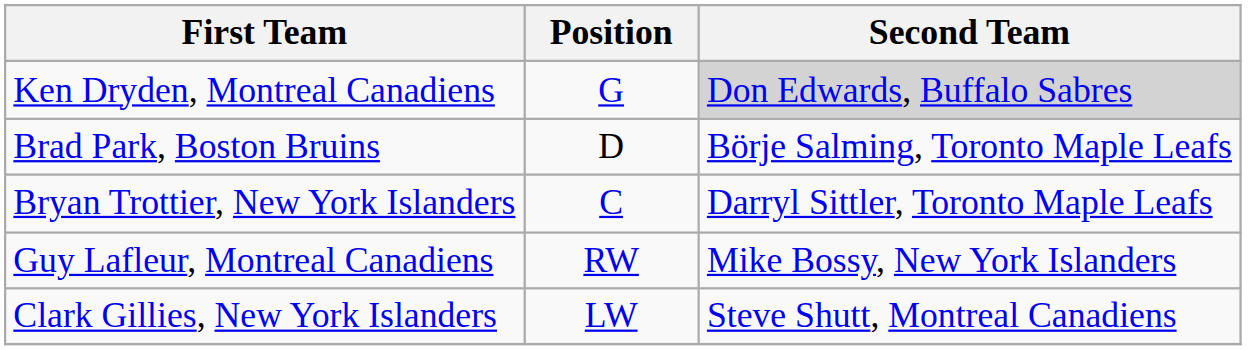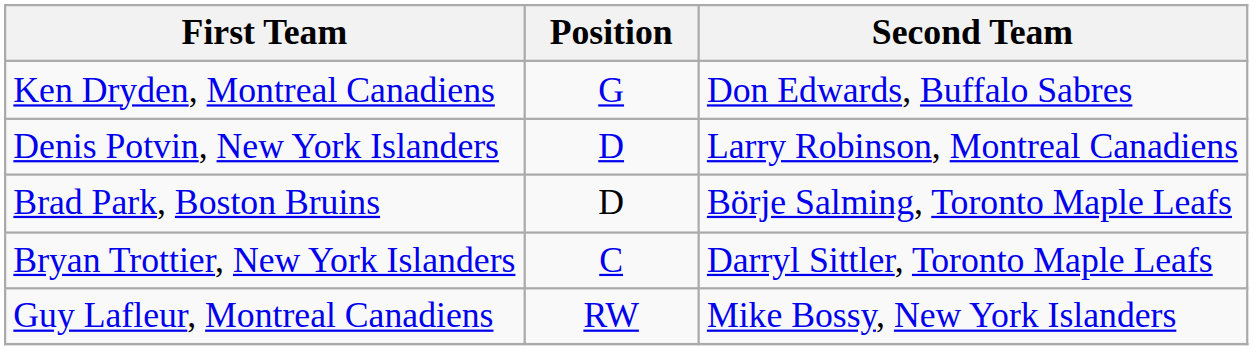(920, 89) lightgrey background -> (920, 89) no background
+ row: (256, 145)
- row: (255, 315)
